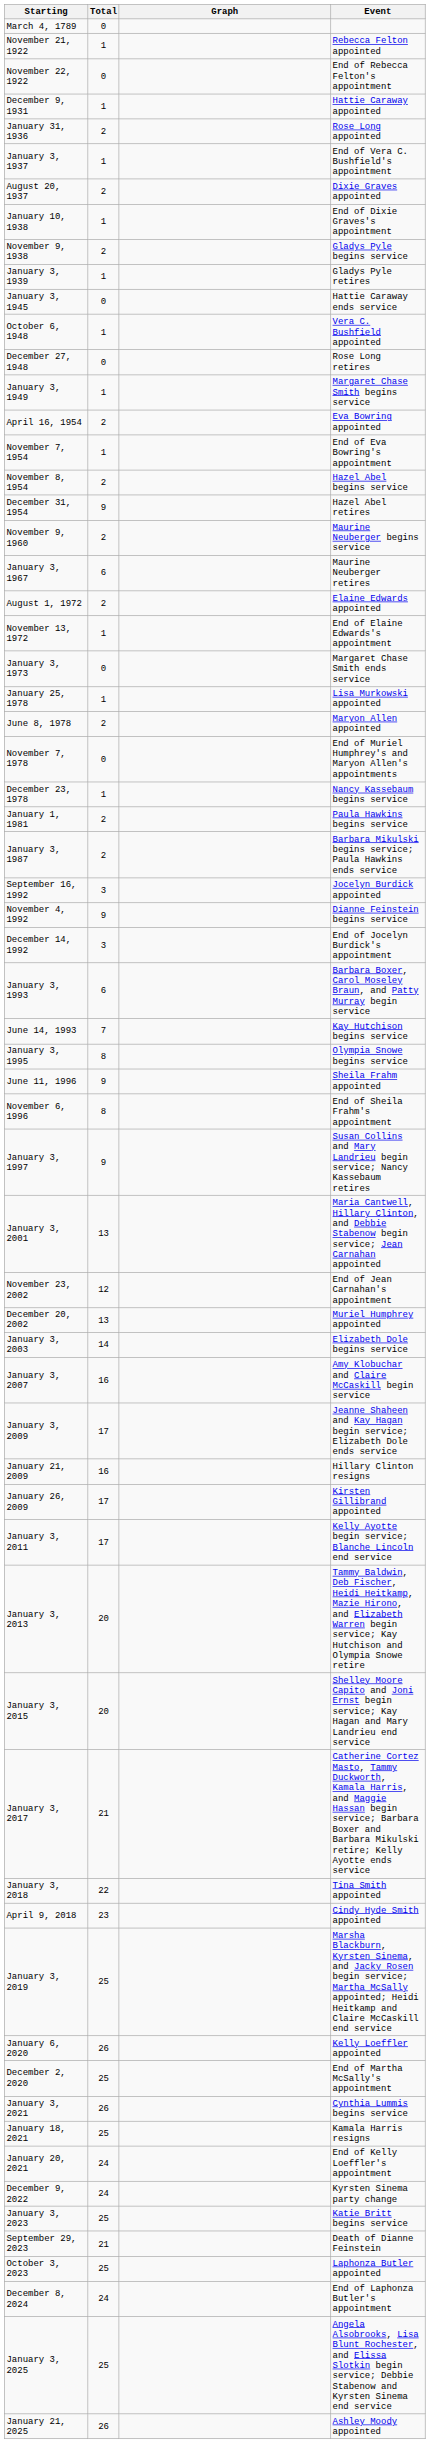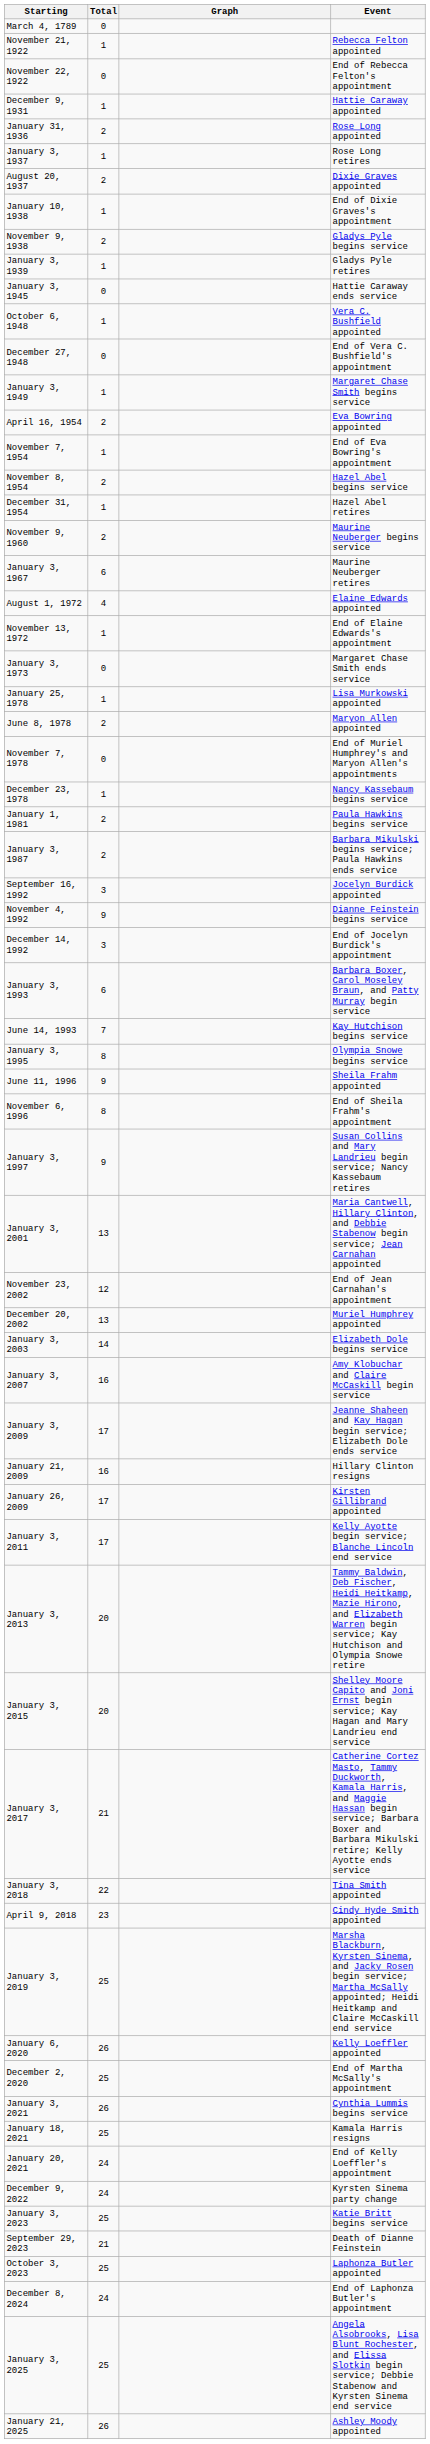(370, 161) End of Vera C. Bushfield's appointment -> (357, 156) Rose Long retires
(357, 362) Rose Long retires -> (370, 357) End of Vera C. Bushfield's appointment
(104, 508) 9 -> (104, 508) 1
(104, 603) 2 -> (104, 603) 4
